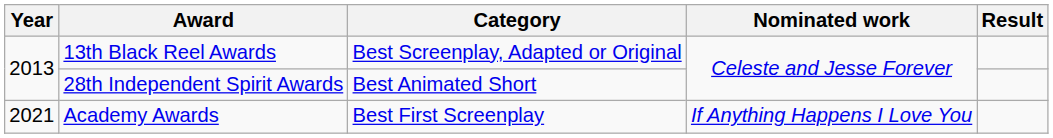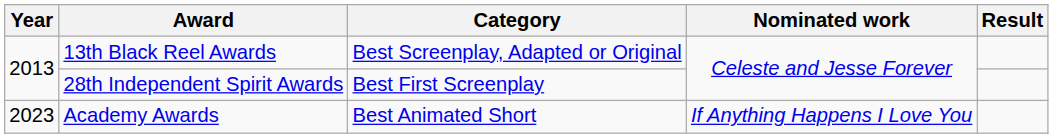(444, 84) Best Animated Short -> (448, 84) Best First Screenplay
(32, 116) 2021 -> (32, 116) 2023
(448, 116) Best First Screenplay -> (444, 116) Best Animated Short
